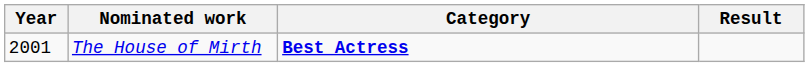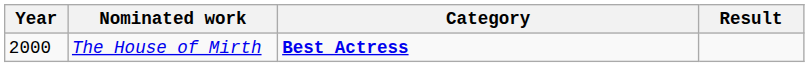(30, 48) 2001 -> (30, 48) 2000
